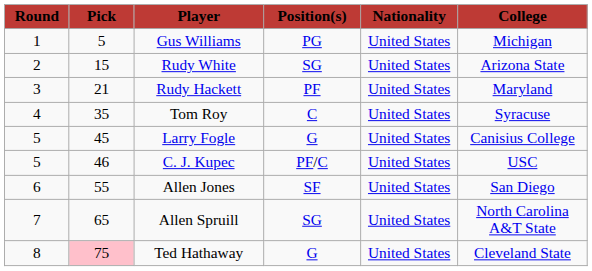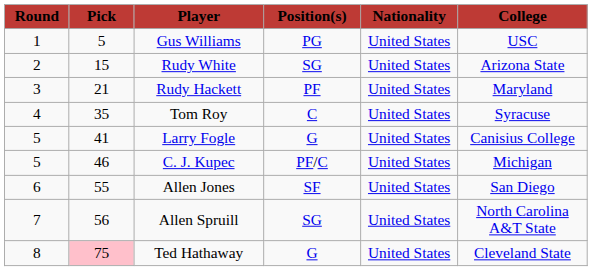(522, 41) Michigan -> (522, 41) USC
(102, 138) 45 -> (102, 138) 41
(522, 162) USC -> (522, 162) Michigan
(102, 220) 65 -> (102, 220) 56
